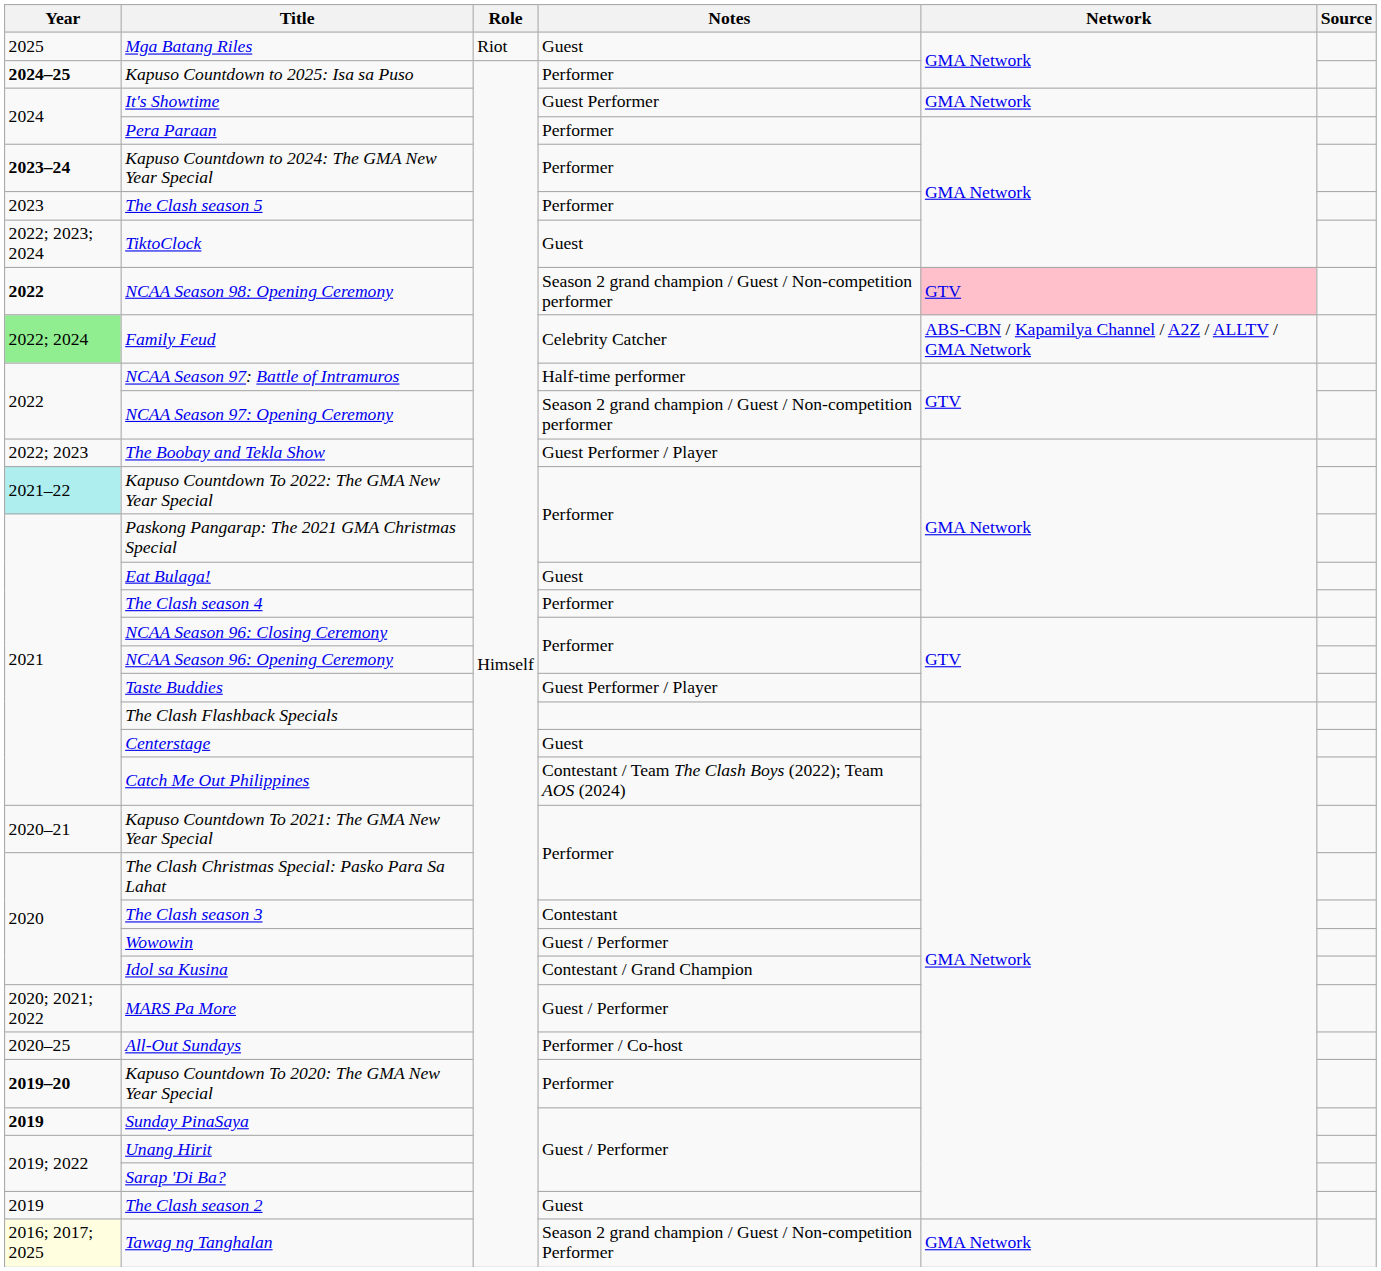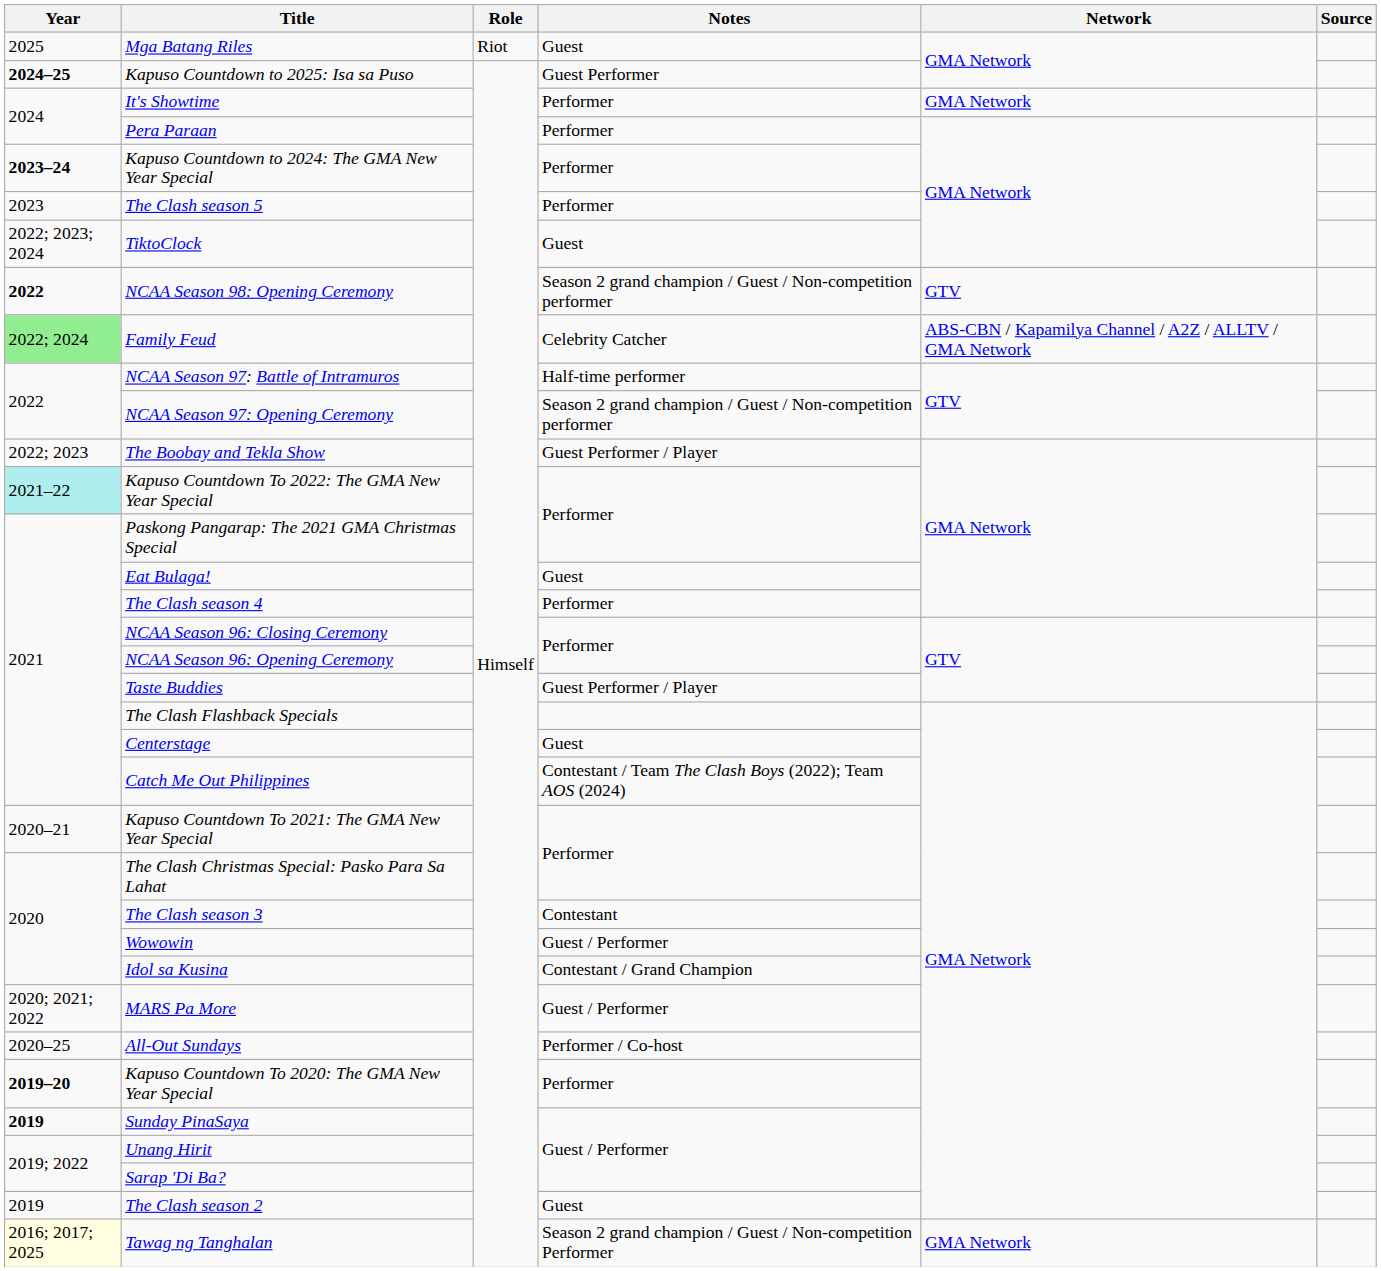(578, 74) Performer -> (600, 74) Guest Performer
(600, 102) Guest Performer -> (578, 102) Performer
(943, 291) pink background -> (943, 291) no background
